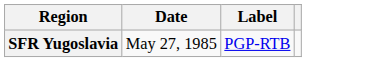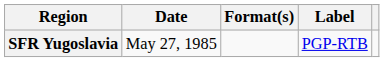+ column: (259, 17)
